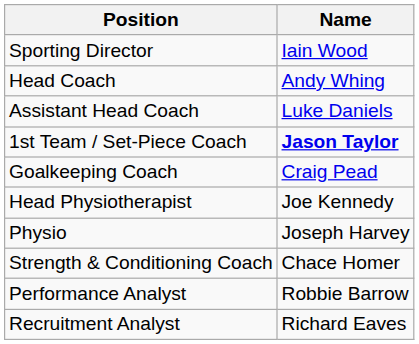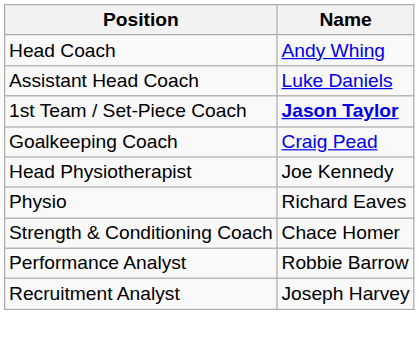- row: (81, 50)
(346, 232) Joseph Harvey -> (344, 202) Richard Eaves
(344, 324) Richard Eaves -> (346, 293) Joseph Harvey
